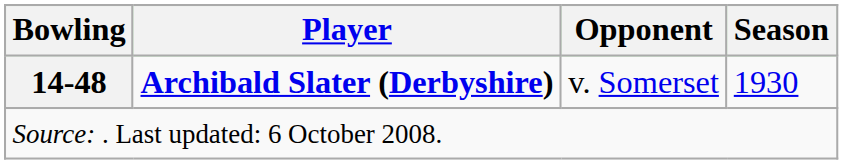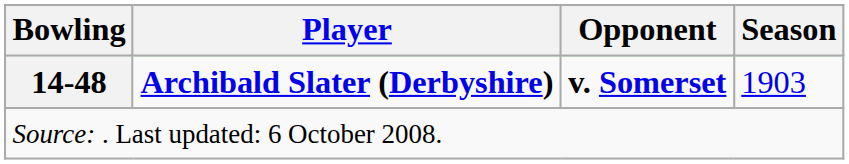(644, 81) normal -> (647, 81) bold
(766, 81) 1930 -> (774, 81) 1903
